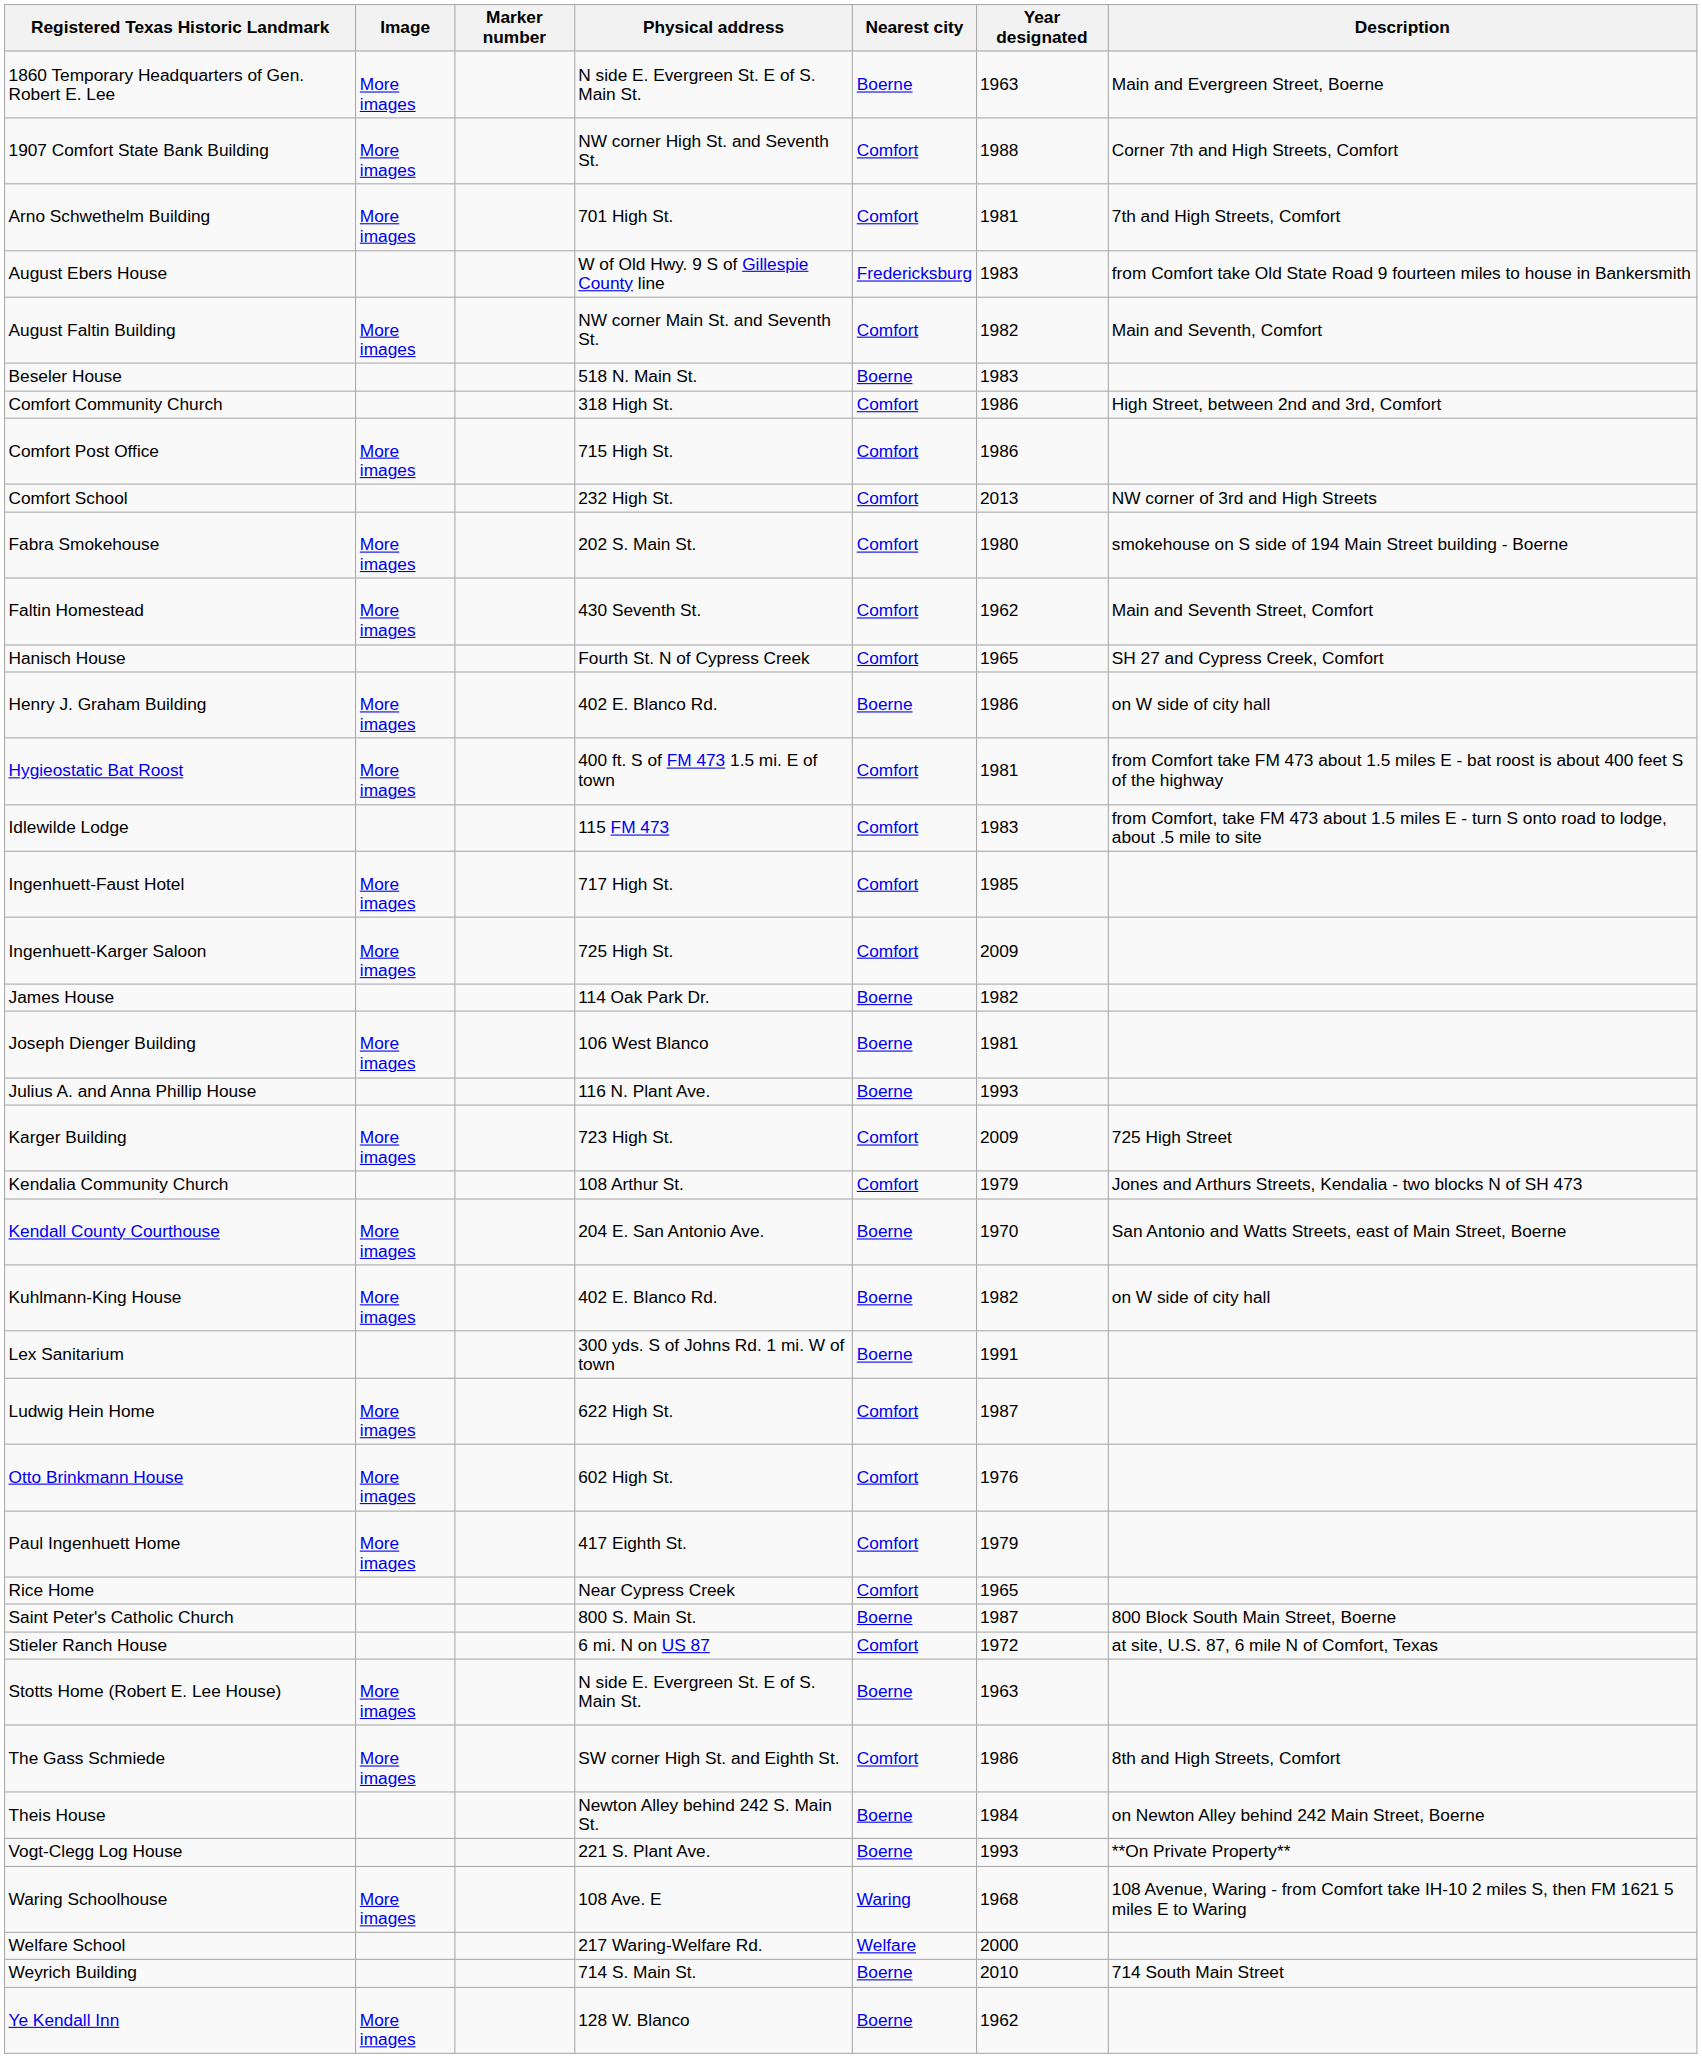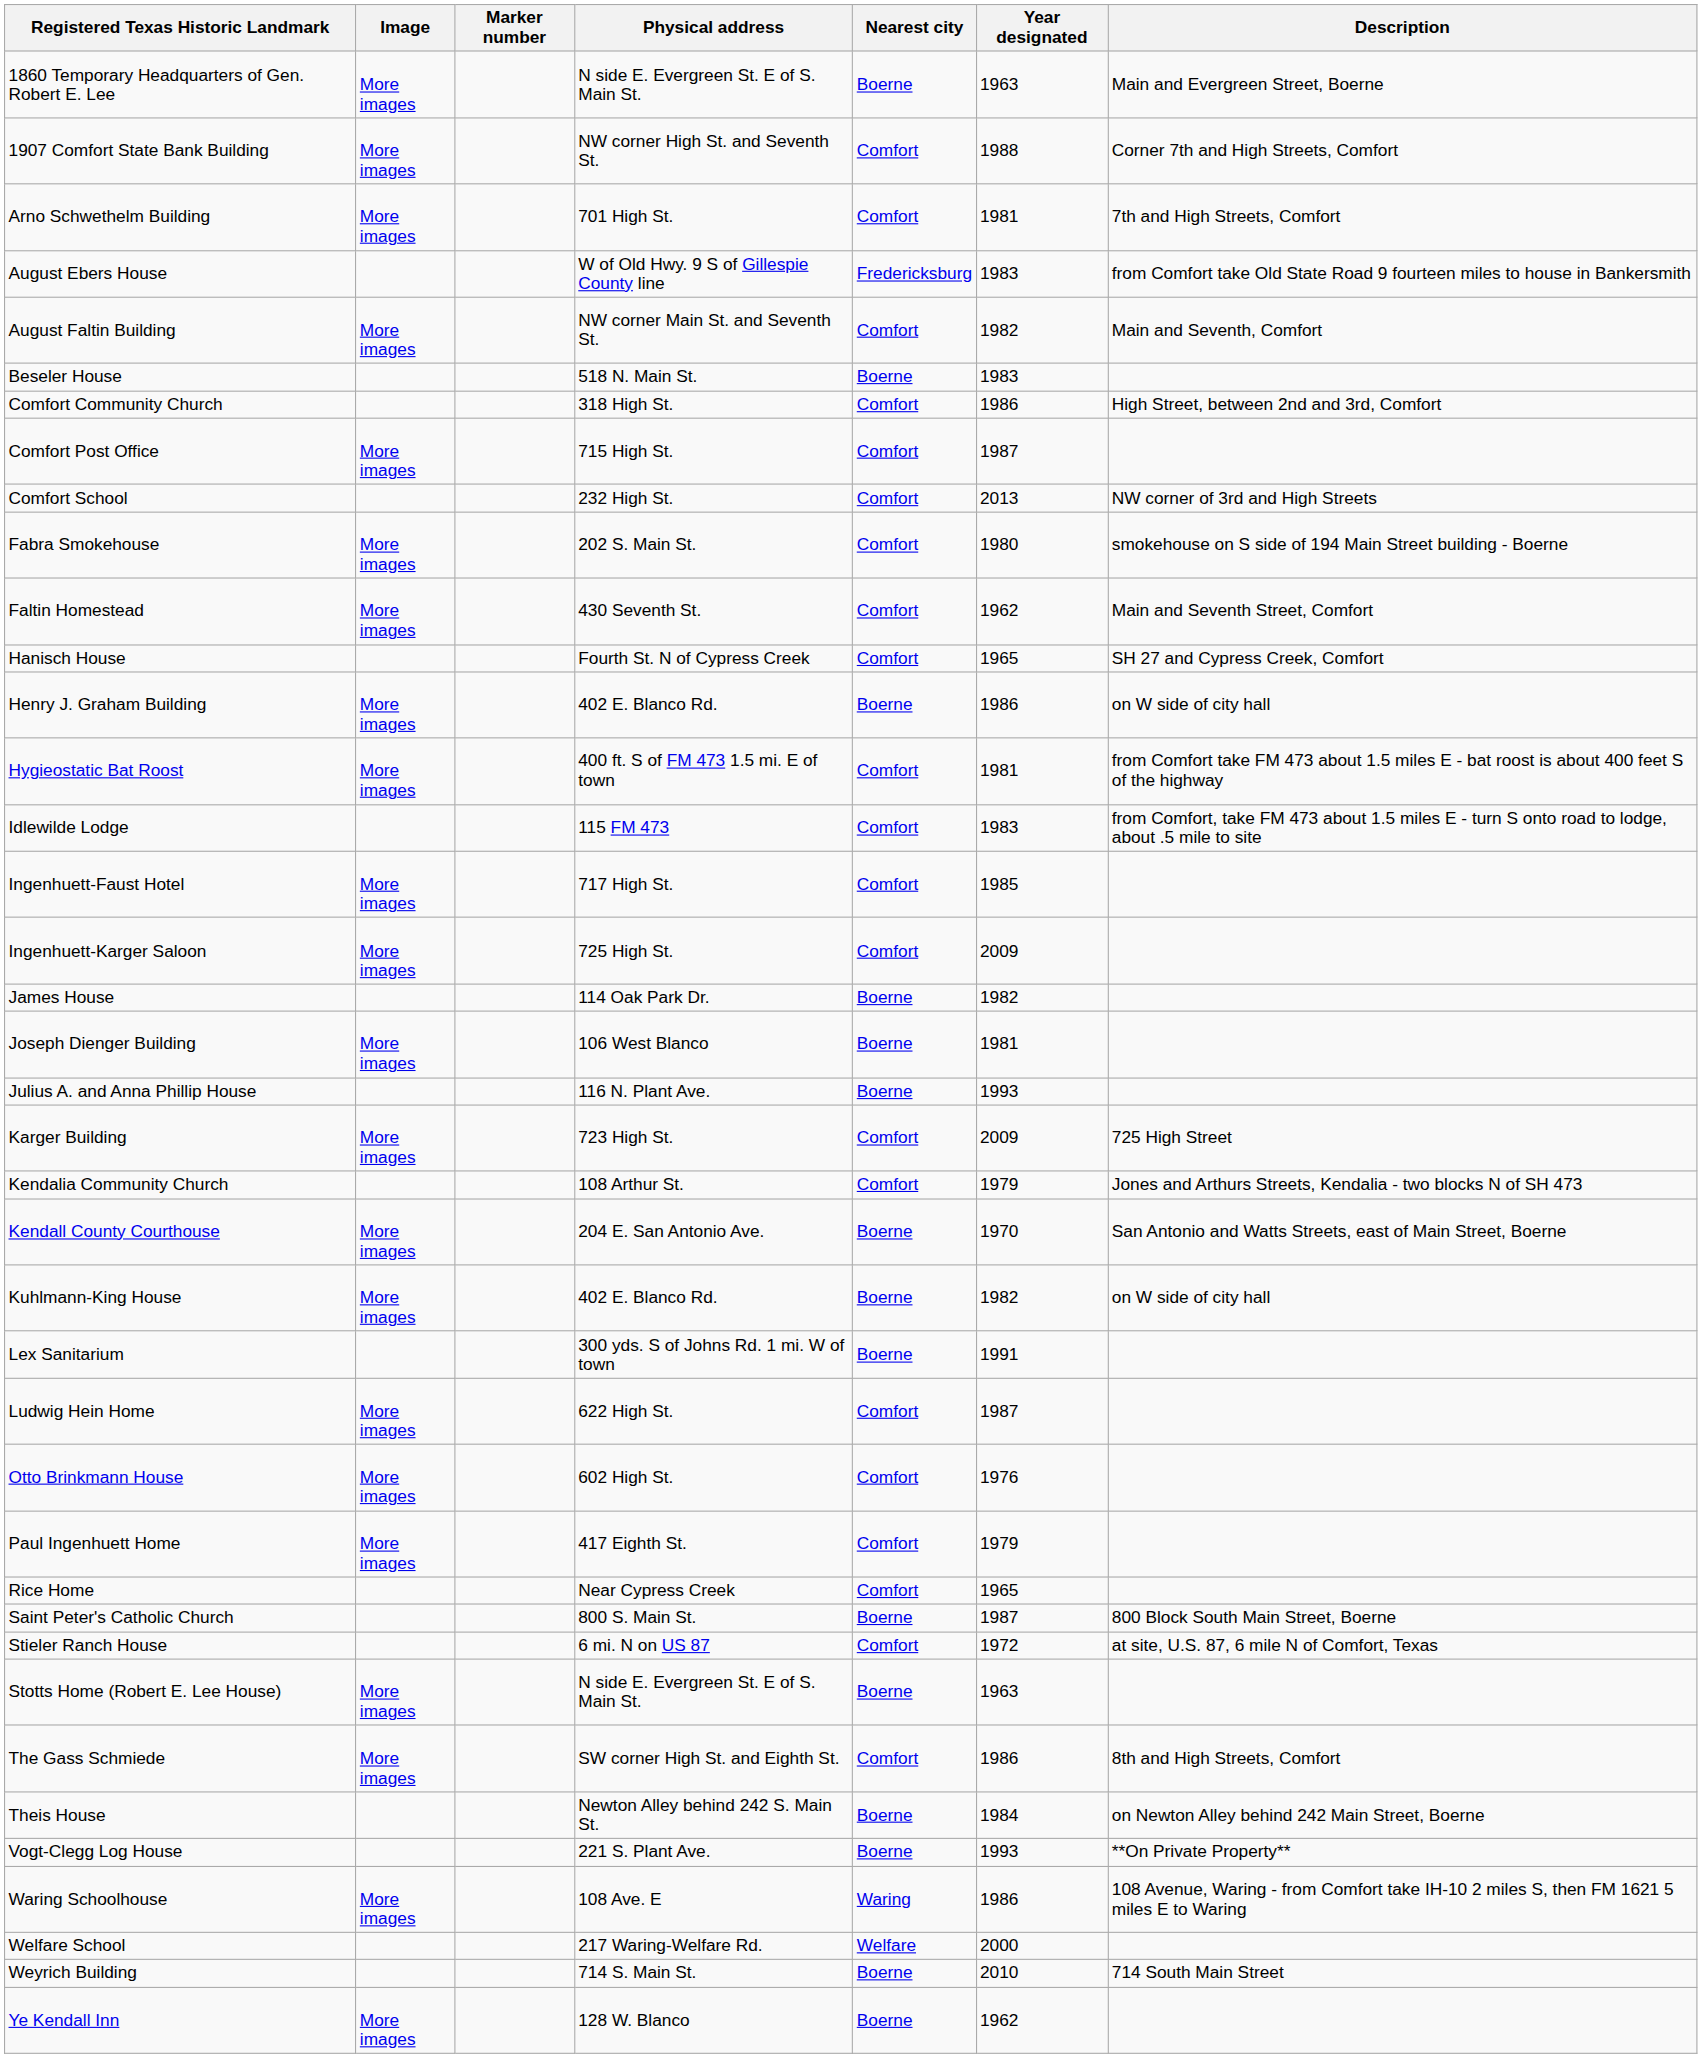(999, 451) 1986 -> (999, 451) 1987
(999, 1899) 1968 -> (999, 1899) 1986
